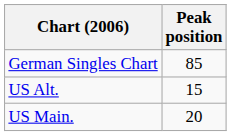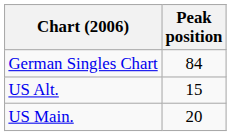(194, 63) 85 -> (194, 63) 84
